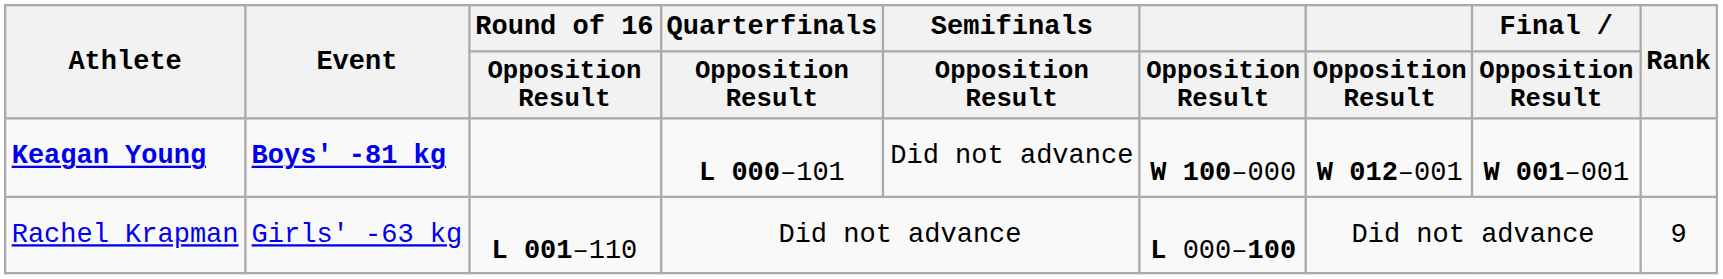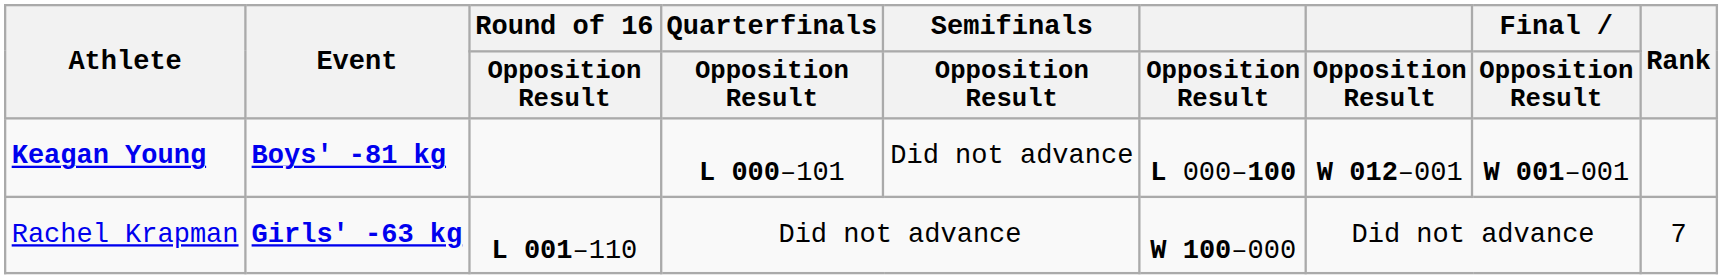(1223, 173) W 100–000 -> (1223, 173) L 000–100
(357, 235) normal -> (357, 235) bold
(1223, 251) L 000–100 -> (1223, 251) W 100–000
(1679, 235) 9 -> (1679, 235) 7
